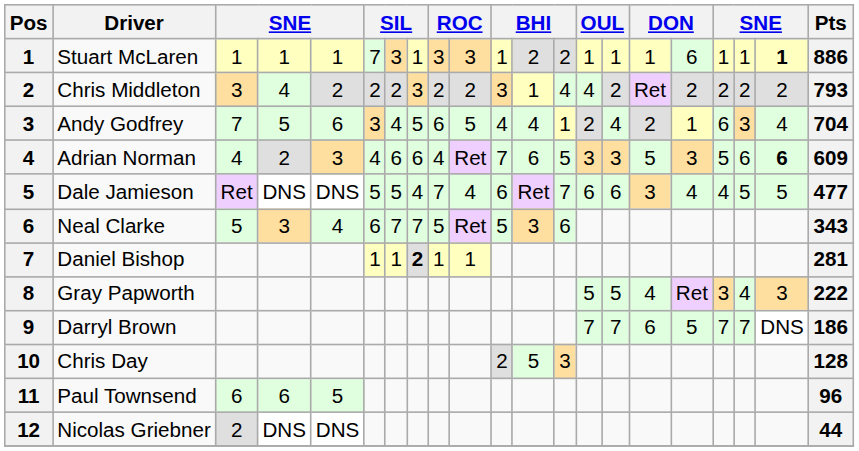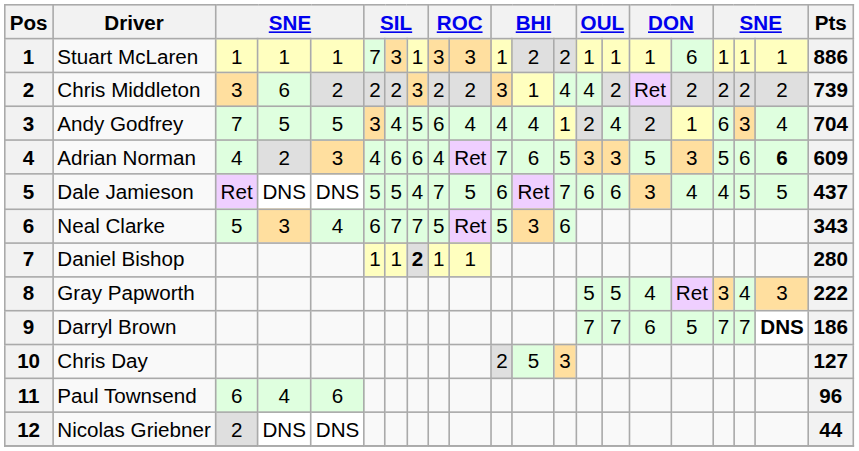(782, 56) bold -> (782, 56) normal
(284, 90) 4 -> (284, 90) 6
(831, 90) 793 -> (831, 90) 739
(338, 123) 6 -> (338, 123) 5
(470, 123) 5 -> (470, 123) 4
(470, 191) 4 -> (470, 191) 5
(831, 191) 477 -> (831, 191) 437
(831, 259) 281 -> (831, 259) 280
(782, 327) normal -> (782, 327) bold
(831, 361) 128 -> (831, 361) 127
(284, 395) 6 -> (284, 395) 4
(338, 395) 5 -> (338, 395) 6
